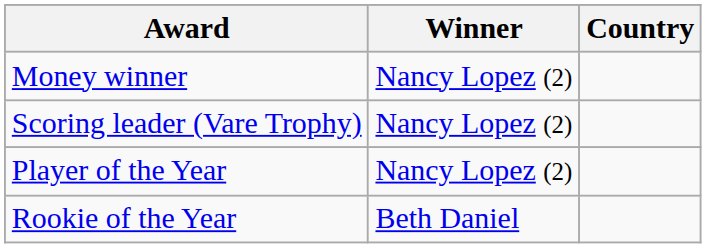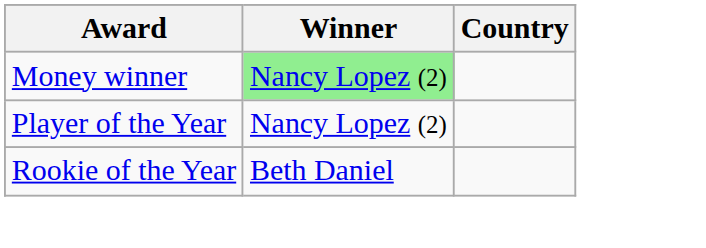(474, 75) no background -> (348, 75) lightgreen background
- row: (187, 123)
